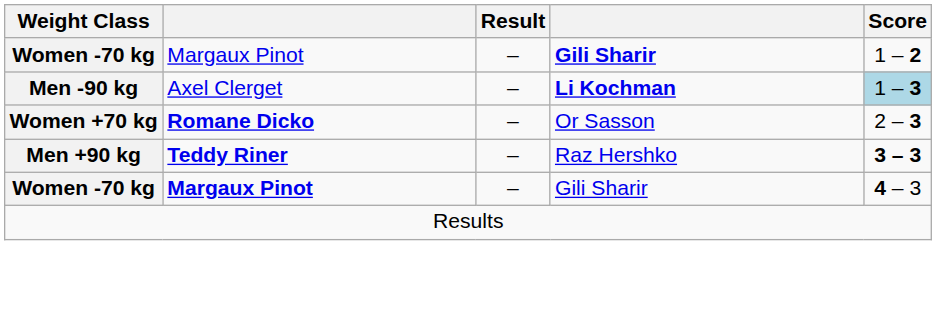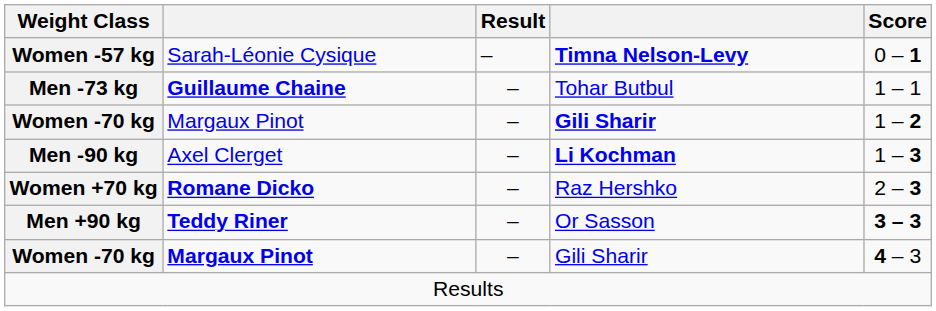+ row: (84, 54)
+ row: (84, 88)
(898, 88) lightblue background -> (898, 155) no background
(605, 121) Or Sasson -> (616, 188) Raz Hershko
(616, 155) Raz Hershko -> (605, 222) Or Sasson
